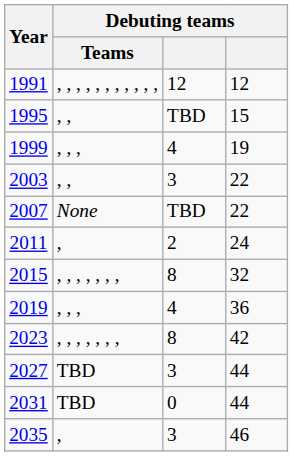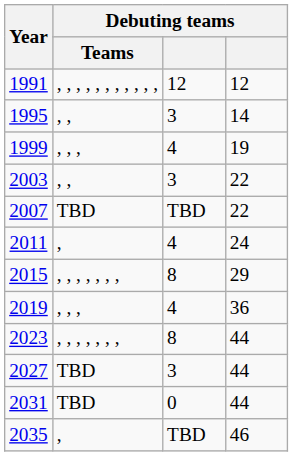(186, 116) TBD -> (172, 116) 3
(239, 116) 15 -> (239, 116) 14
(77, 211) None -> (76, 211) TBD
(172, 243) 2 -> (172, 243) 4
(239, 275) 32 -> (239, 275) 29
(239, 339) 42 -> (239, 339) 44
(172, 434) 3 -> (186, 434) TBD
